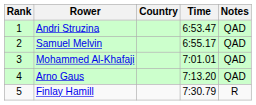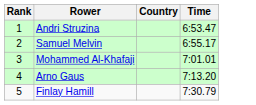- column: (235, 12)
